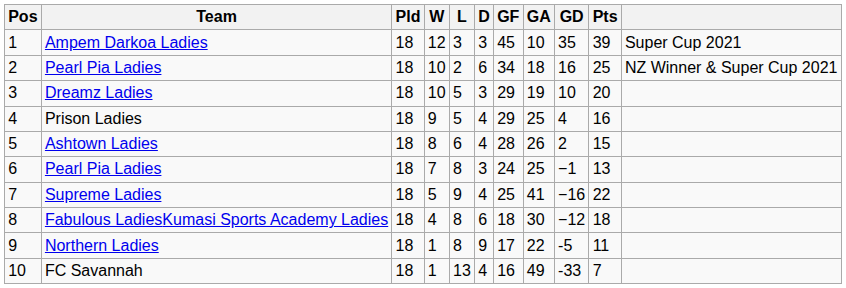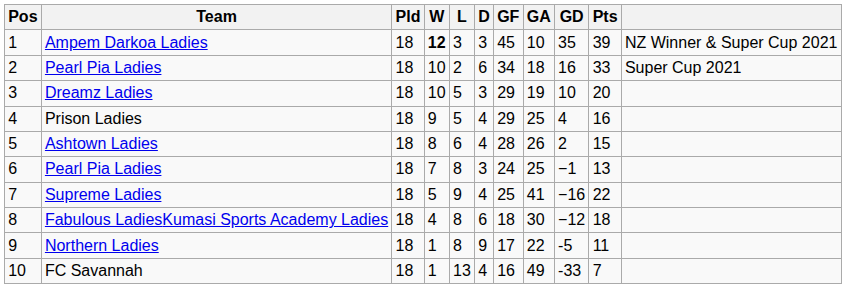(437, 42) normal -> (437, 42) bold
(683, 42) Super Cup 2021 -> (731, 42) NZ Winner & Super Cup 2021
(602, 67) 25 -> (602, 67) 33
(731, 67) NZ Winner & Super Cup 2021 -> (683, 67) Super Cup 2021
